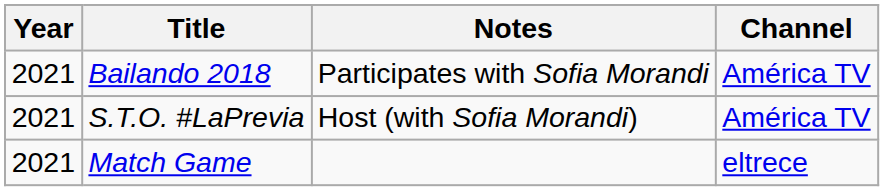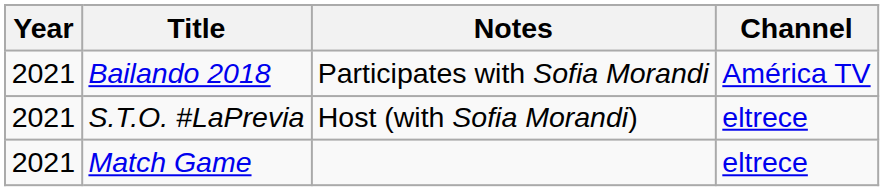(796, 118) América TV -> (765, 118) eltrece
